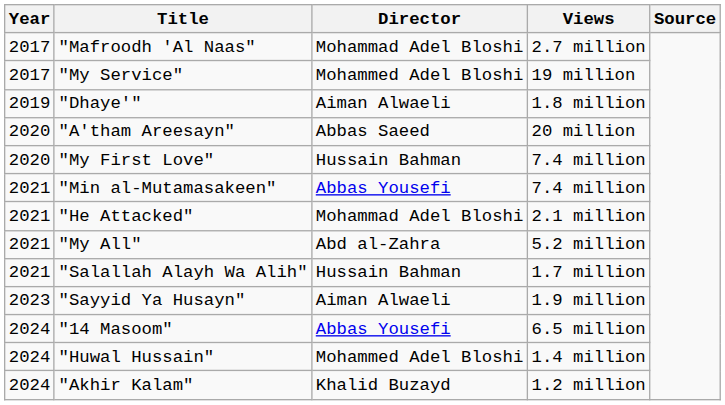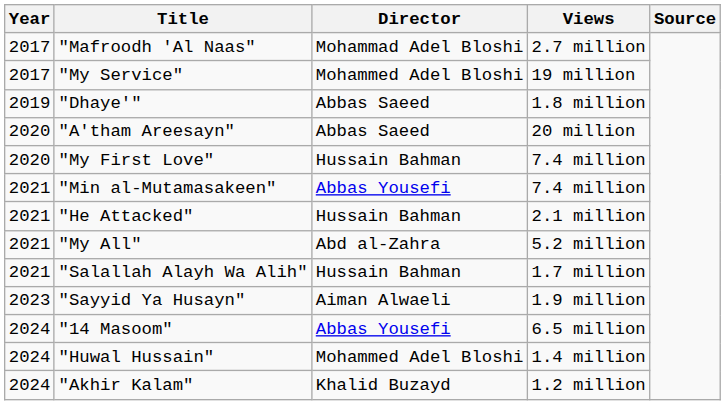(383, 103) Aiman Alwaeli -> (373, 103) Abbas Saeed
(420, 216) Mohammad Adel Bloshi -> (388, 216) Hussain Bahman
